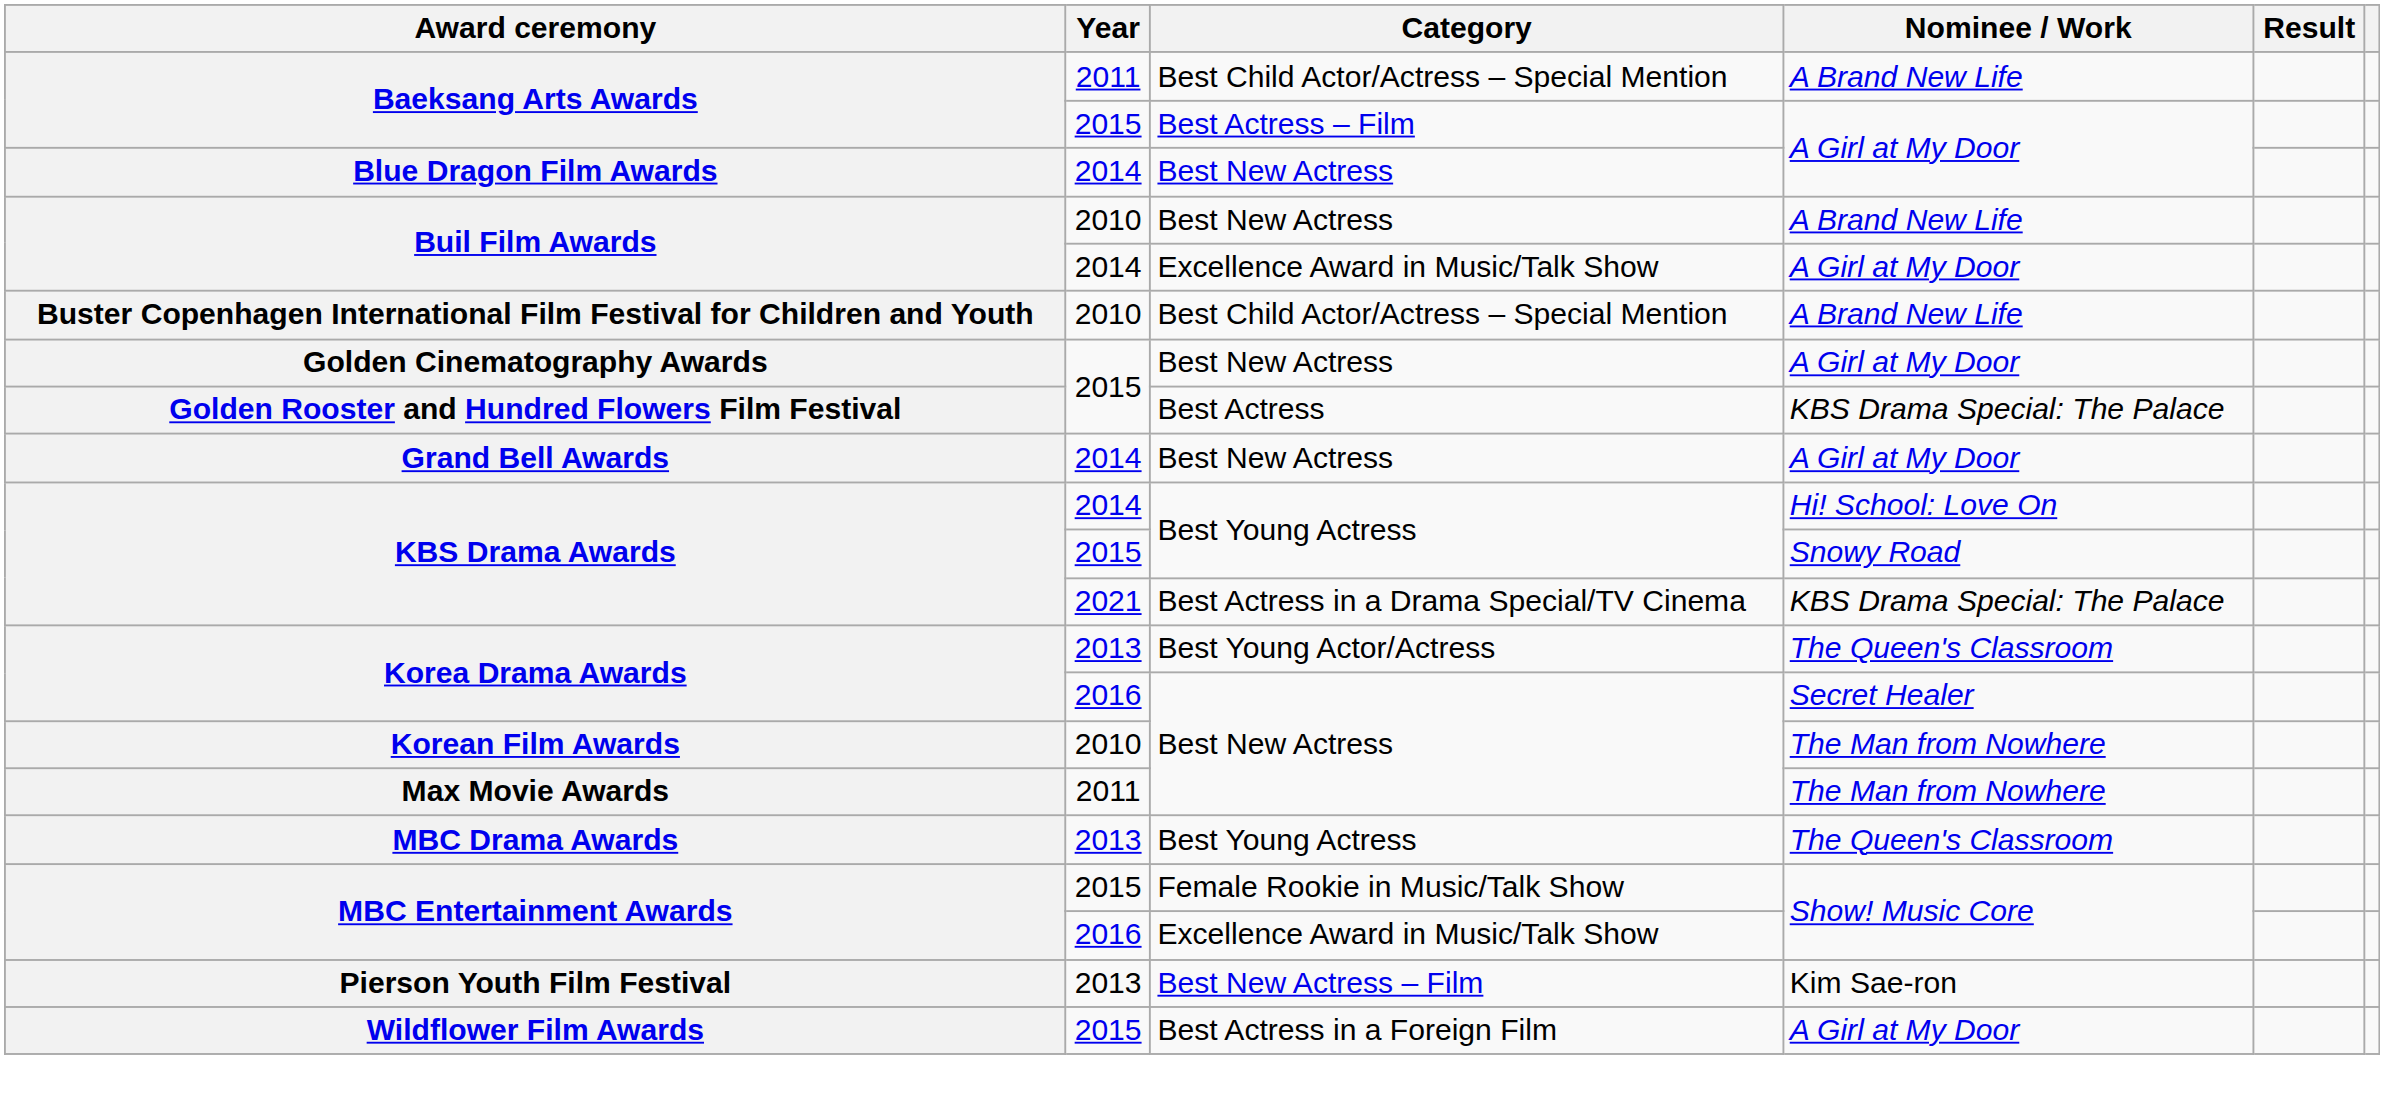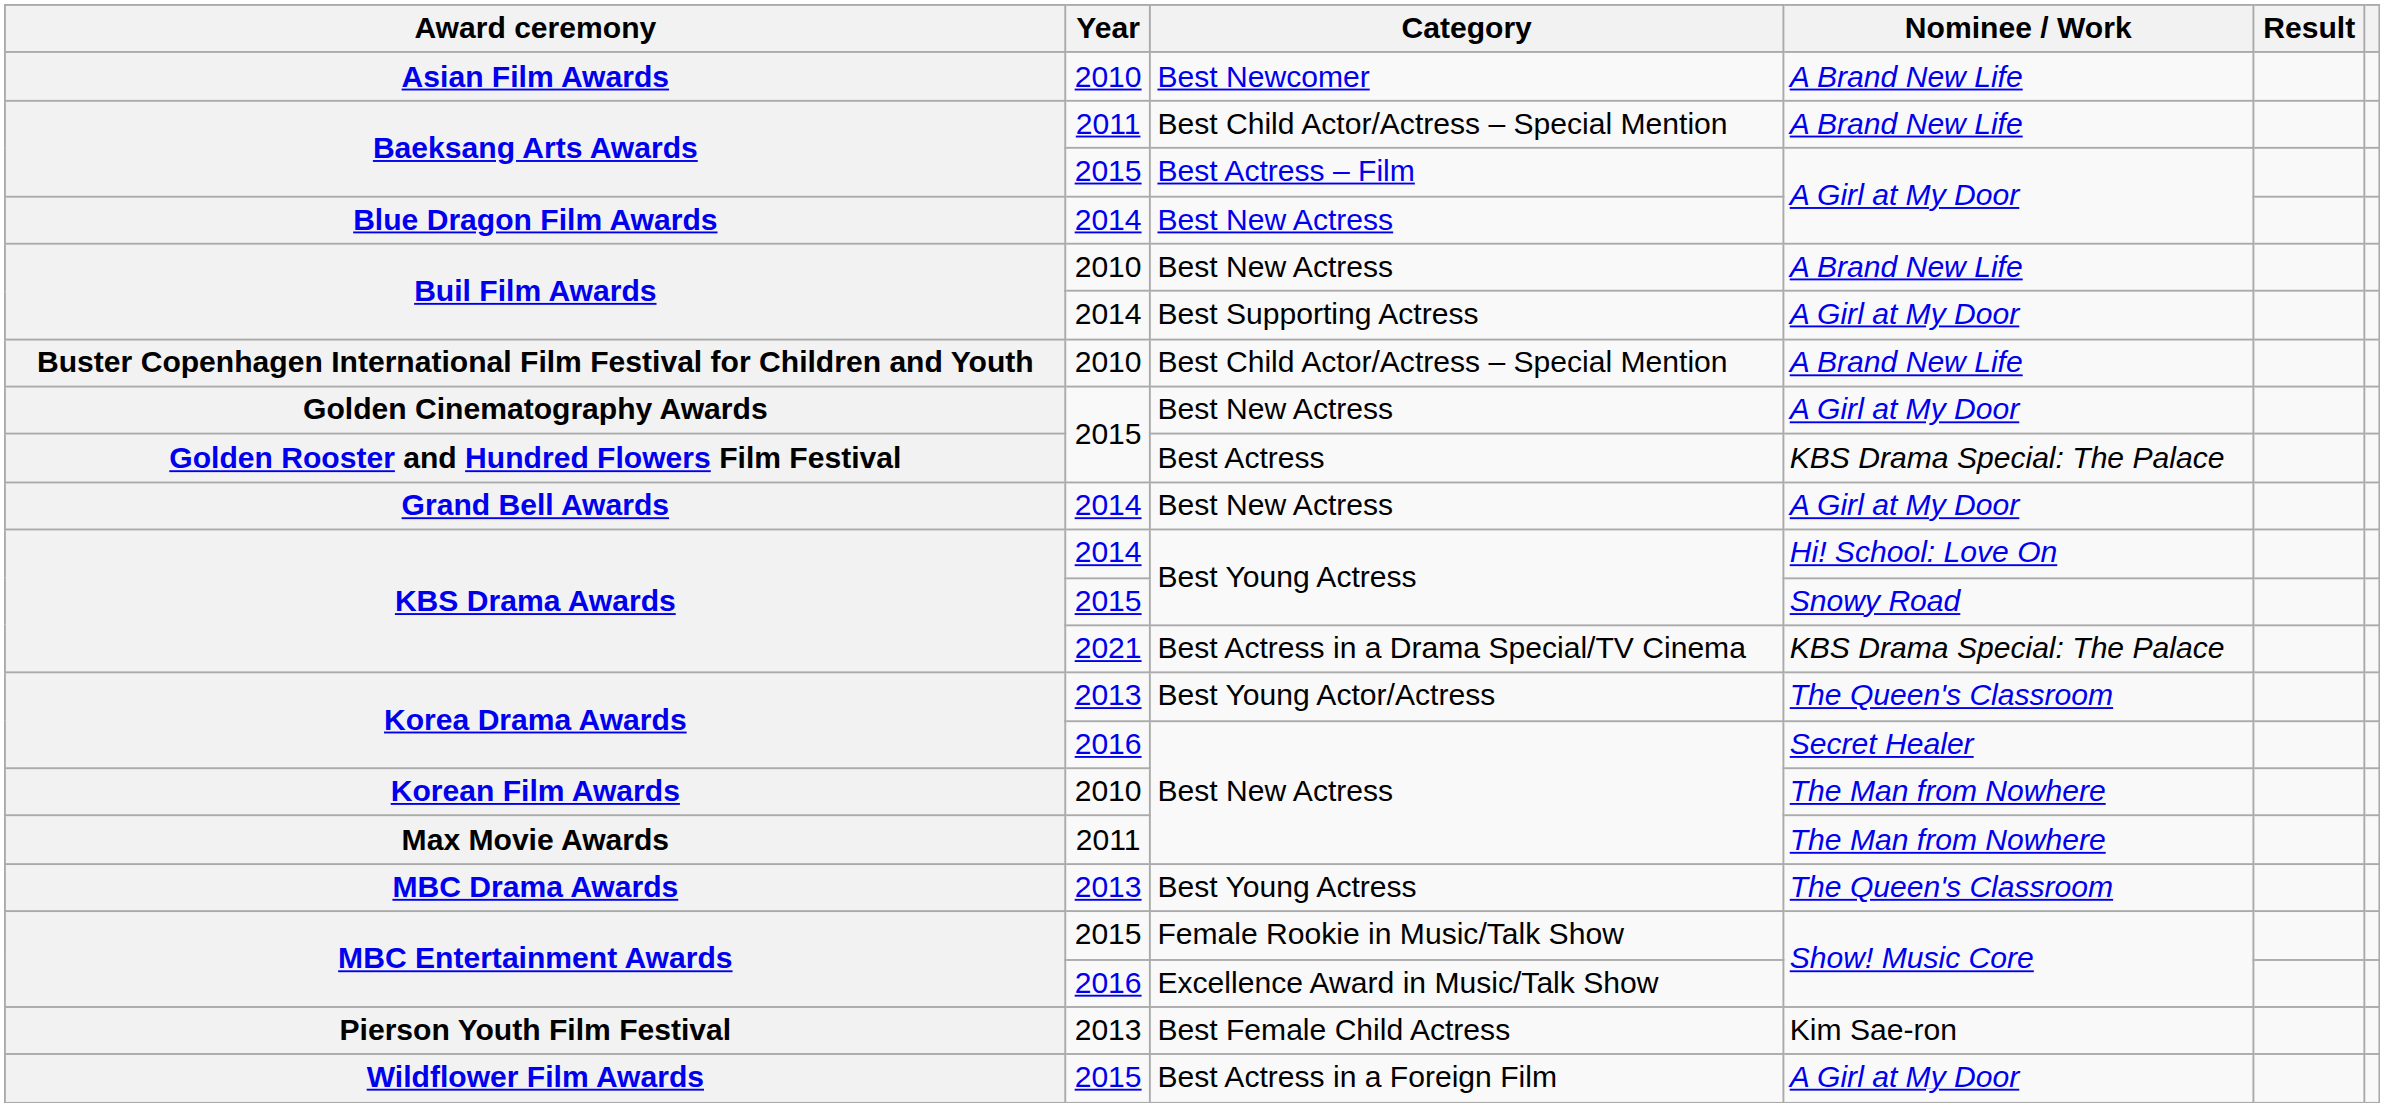+ row: (535, 76)
(1408, 266) Excellence Award in Music/Talk Show -> (1318, 314) Best Supporting Actress
(1320, 982) Best New Actress – Film -> (1334, 1030) Best Female Child Actress
